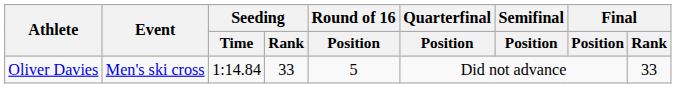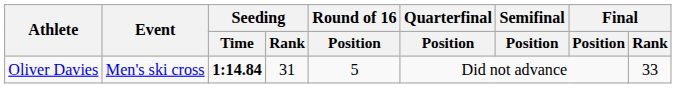(237, 69) normal -> (237, 69) bold
(286, 69) 33 -> (287, 69) 31
